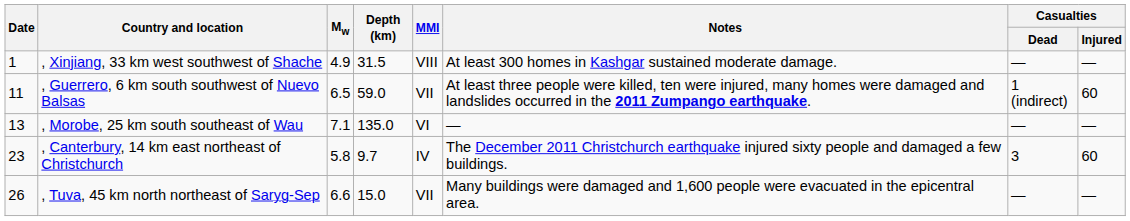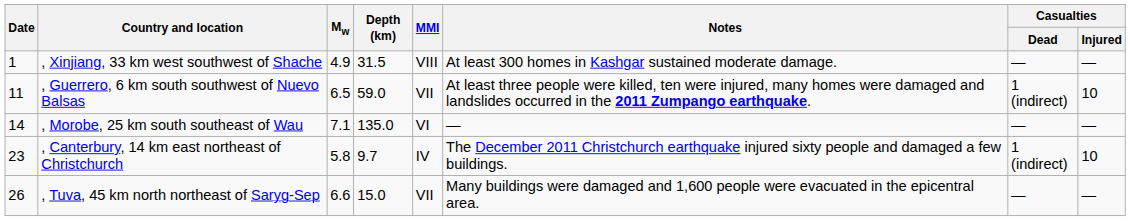(1090, 93) 60 -> (1090, 93) 10
(16, 124) 13 -> (16, 124) 14
(1015, 156) 3 -> (1039, 156) 1 (indirect)
(1090, 156) 60 -> (1090, 156) 10
